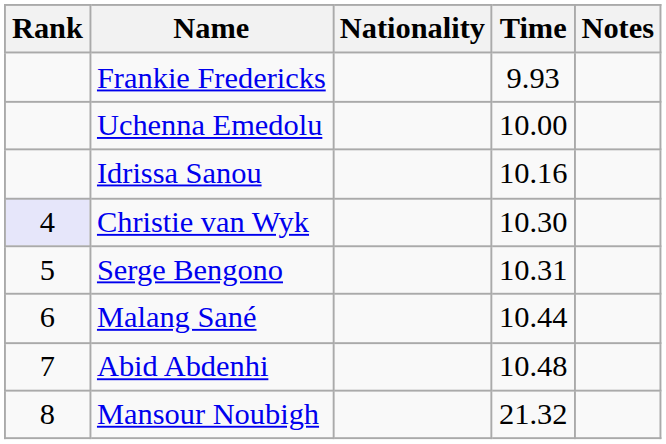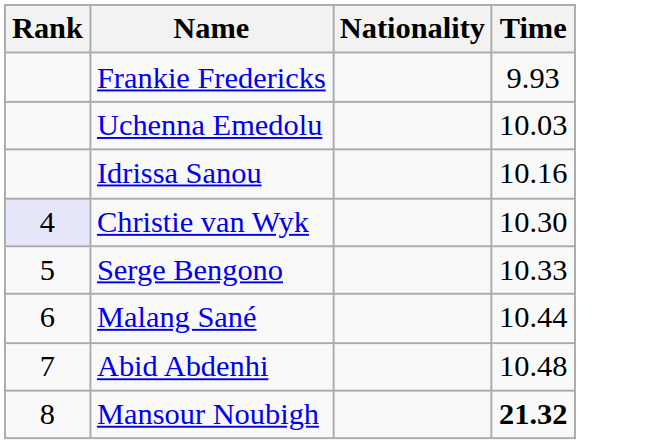- column: (618, 28)
(533, 125) 10.00 -> (533, 125) 10.03
(533, 269) 10.31 -> (533, 269) 10.33
(533, 414) normal -> (533, 414) bold
